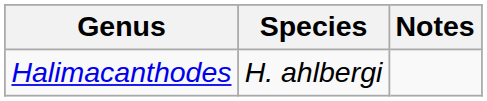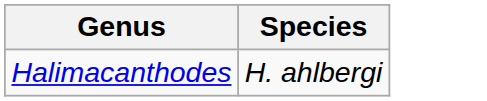- column: (435, 27)
